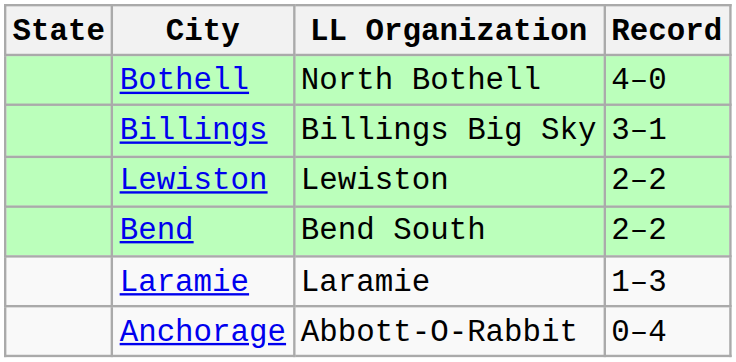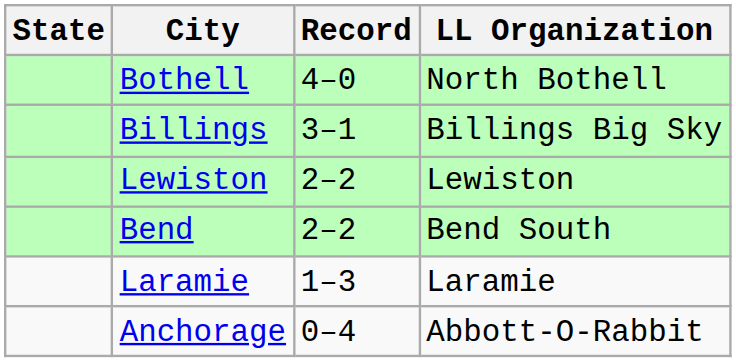columns swapped: (449, 30) <-> (667, 30)
